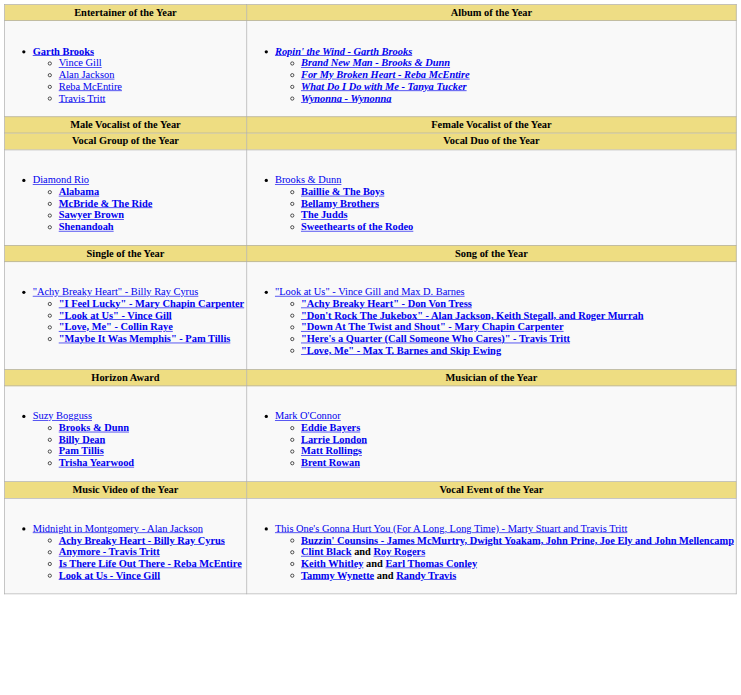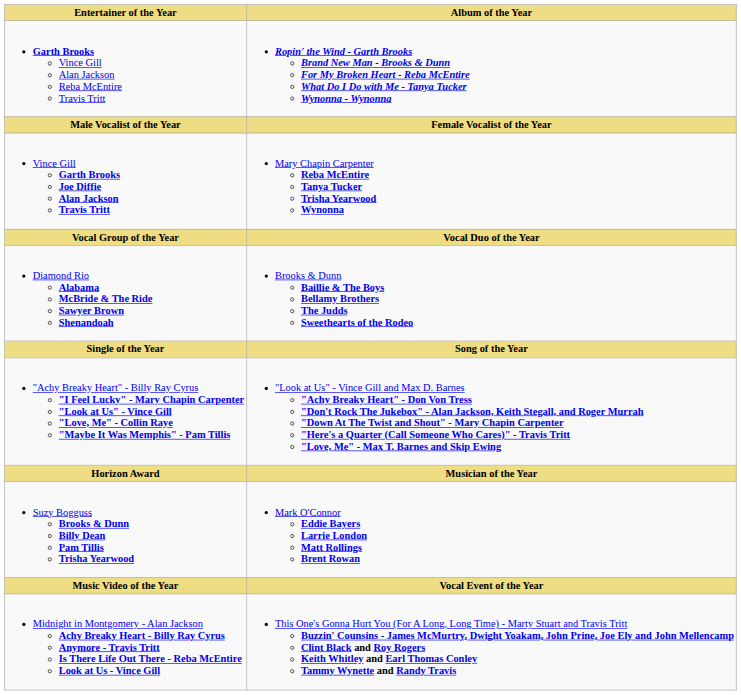+ row: (125, 187)
